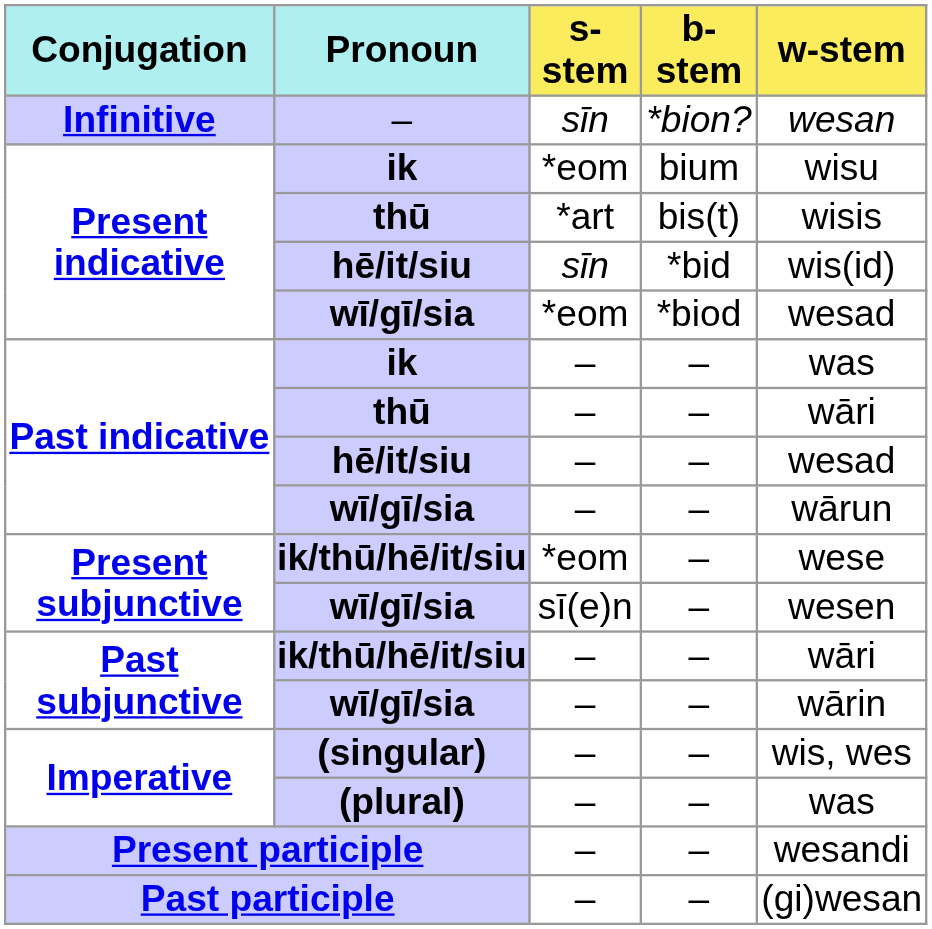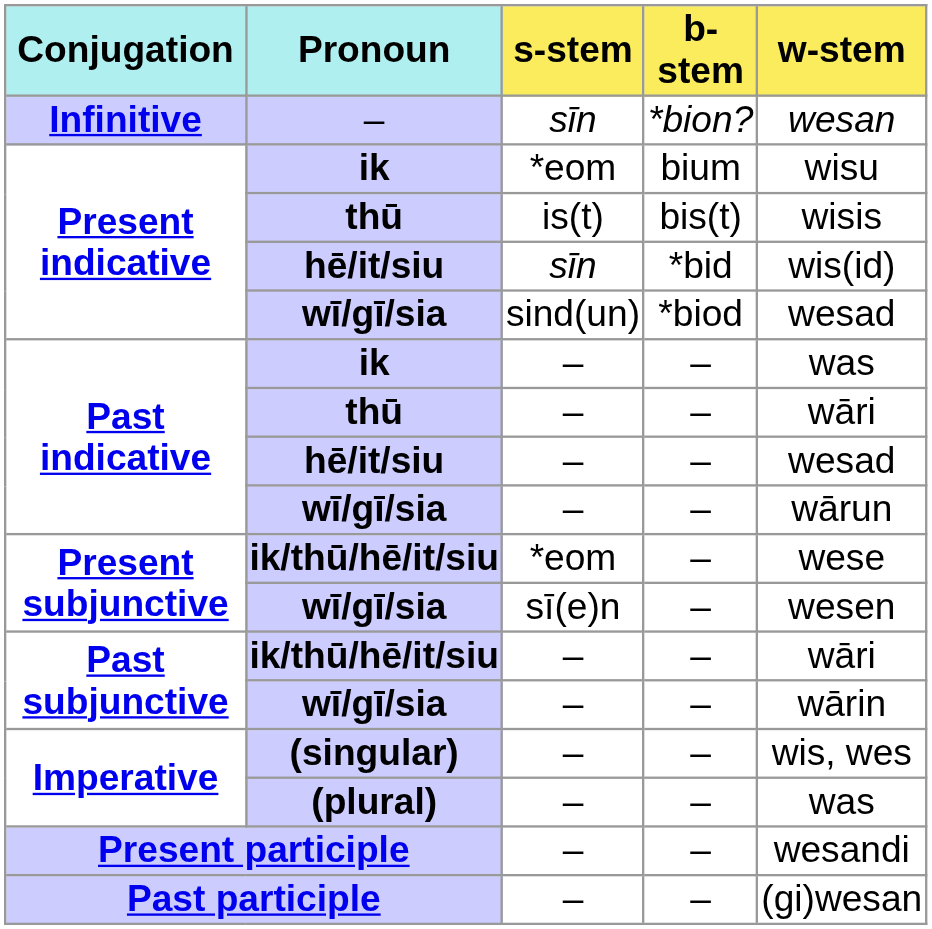(585, 216) *art -> (573, 216) is(t)
(585, 314) *eom -> (573, 314) sind(un)
